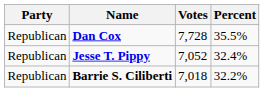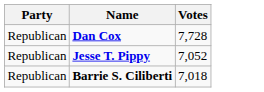- column: (235, 14)
